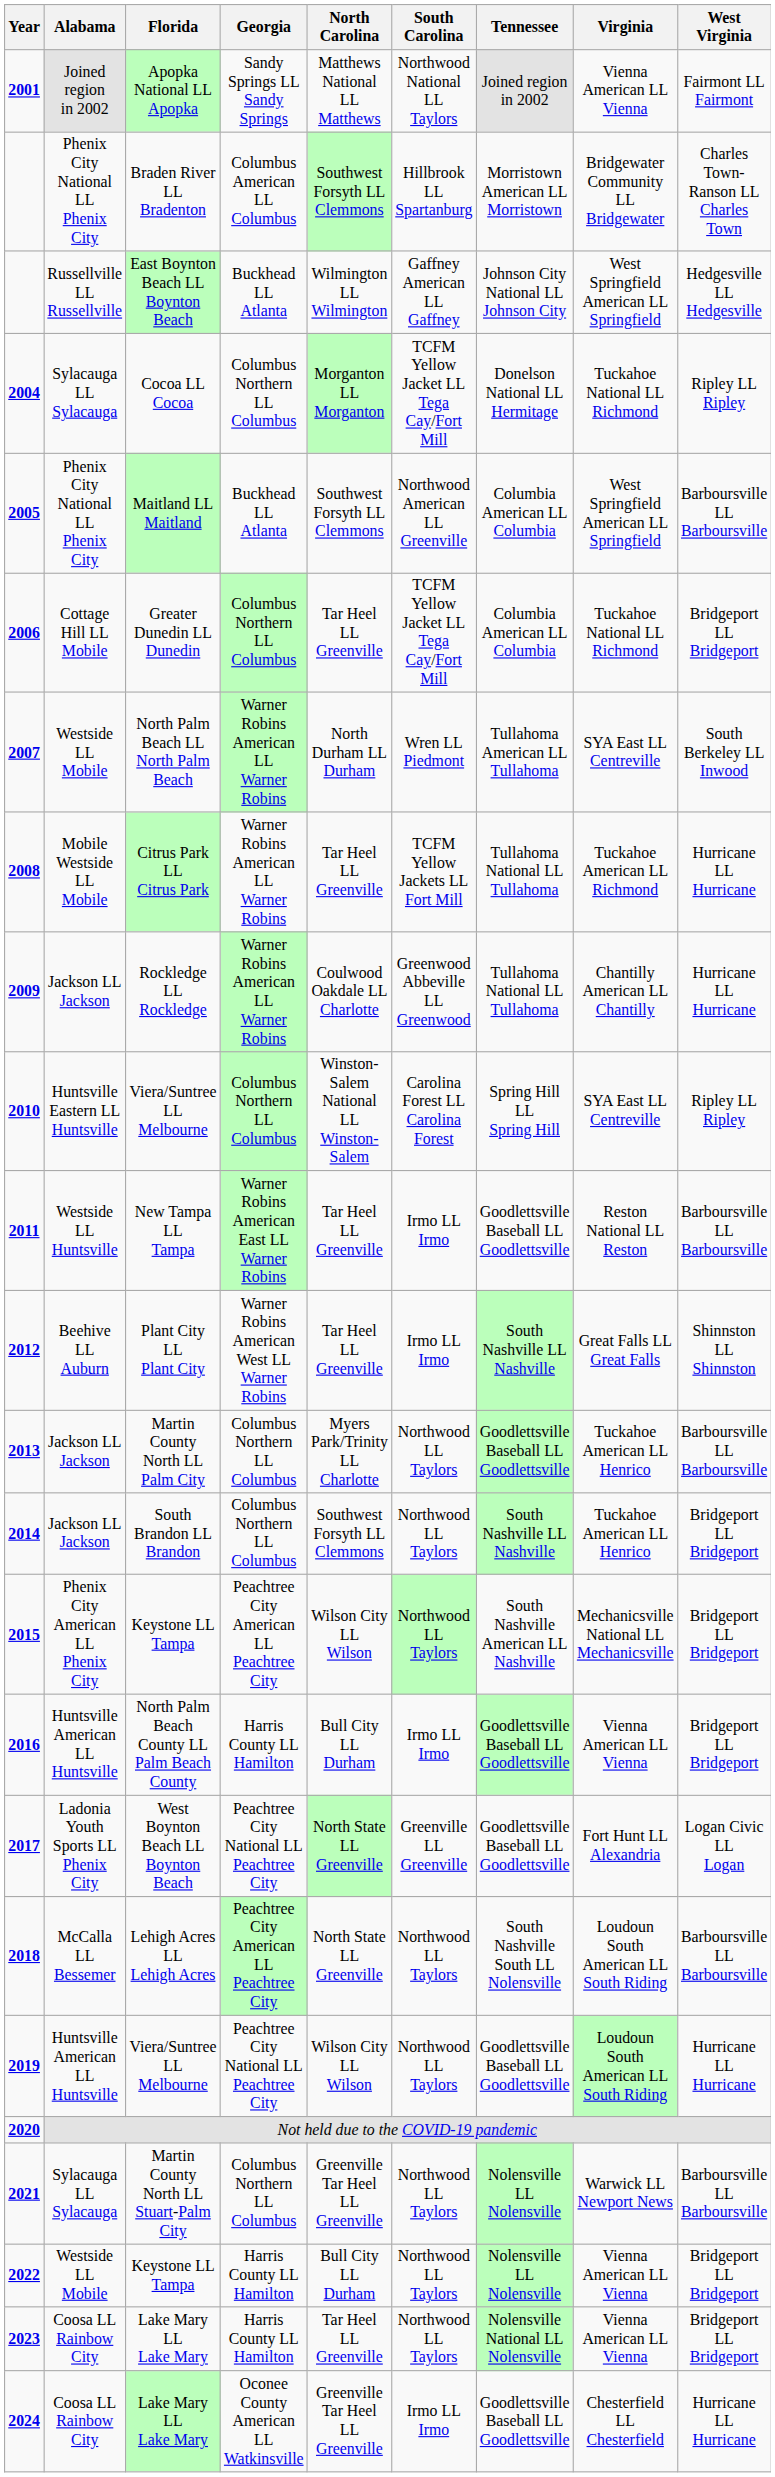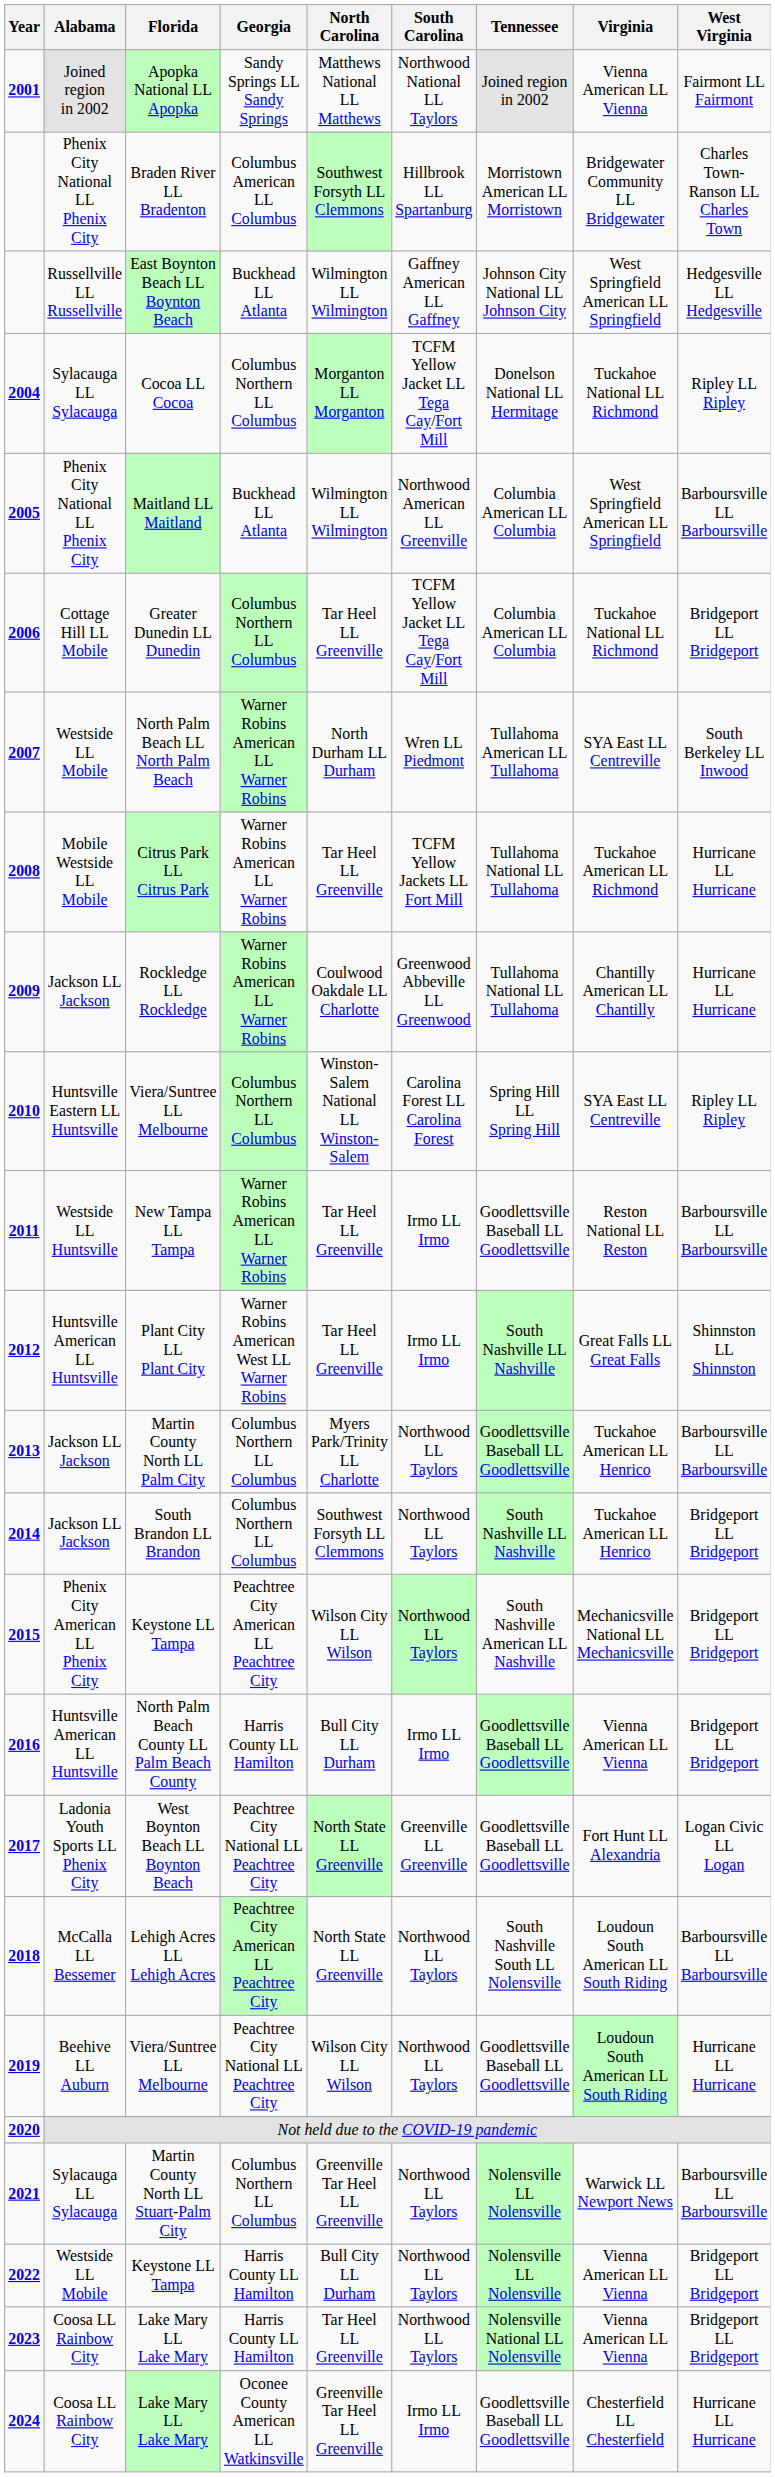(349, 513) Southwest Forsyth LL Clemmons -> (349, 513) Wilmington LL Wilmington
(264, 1230) Warner Robins American East LL Warner Robins -> (264, 1230) Warner Robins American LL Warner Robins
(85, 1350) Beehive LL Auburn -> (85, 1350) Huntsville American LL Huntsville
(85, 2066) Huntsville American LL Huntsville -> (85, 2066) Beehive LL Auburn
